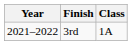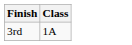- column: (33, 13)
